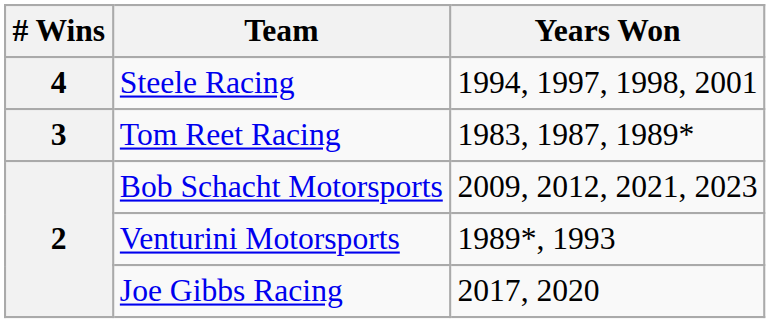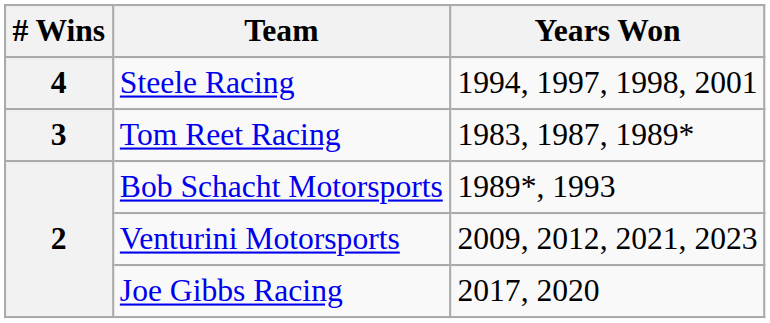(608, 187) 2009, 2012, 2021, 2023 -> (536, 187) 1989*, 1993
(536, 239) 1989*, 1993 -> (608, 239) 2009, 2012, 2021, 2023
